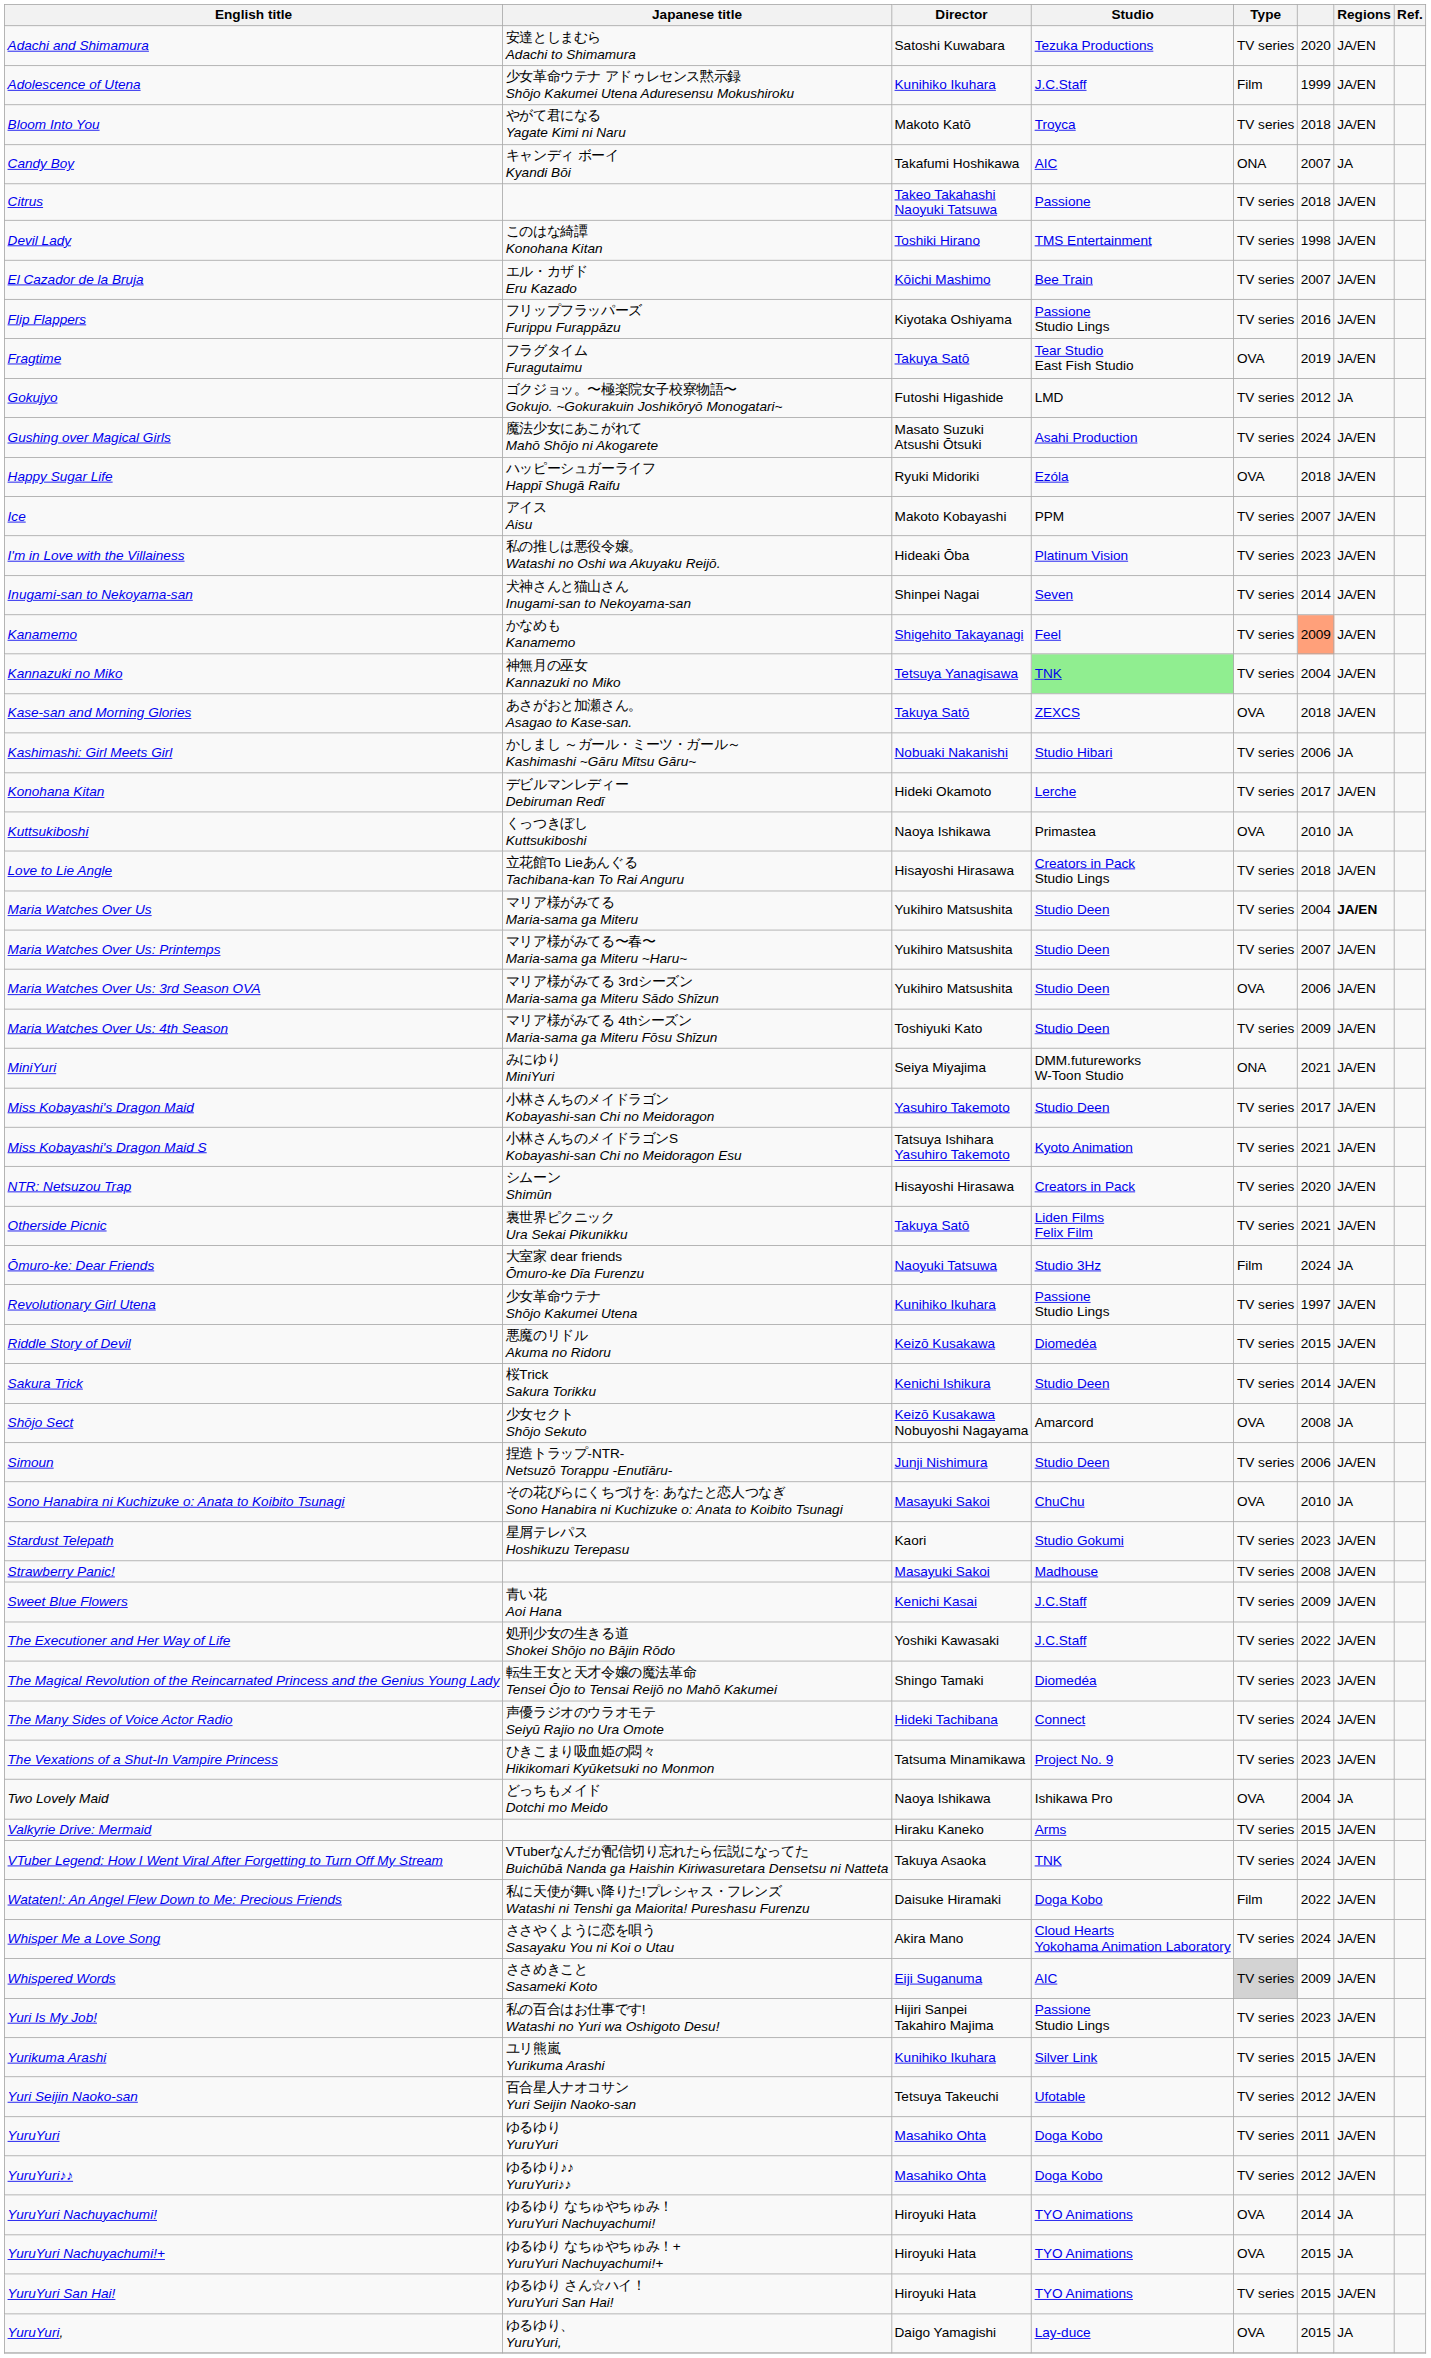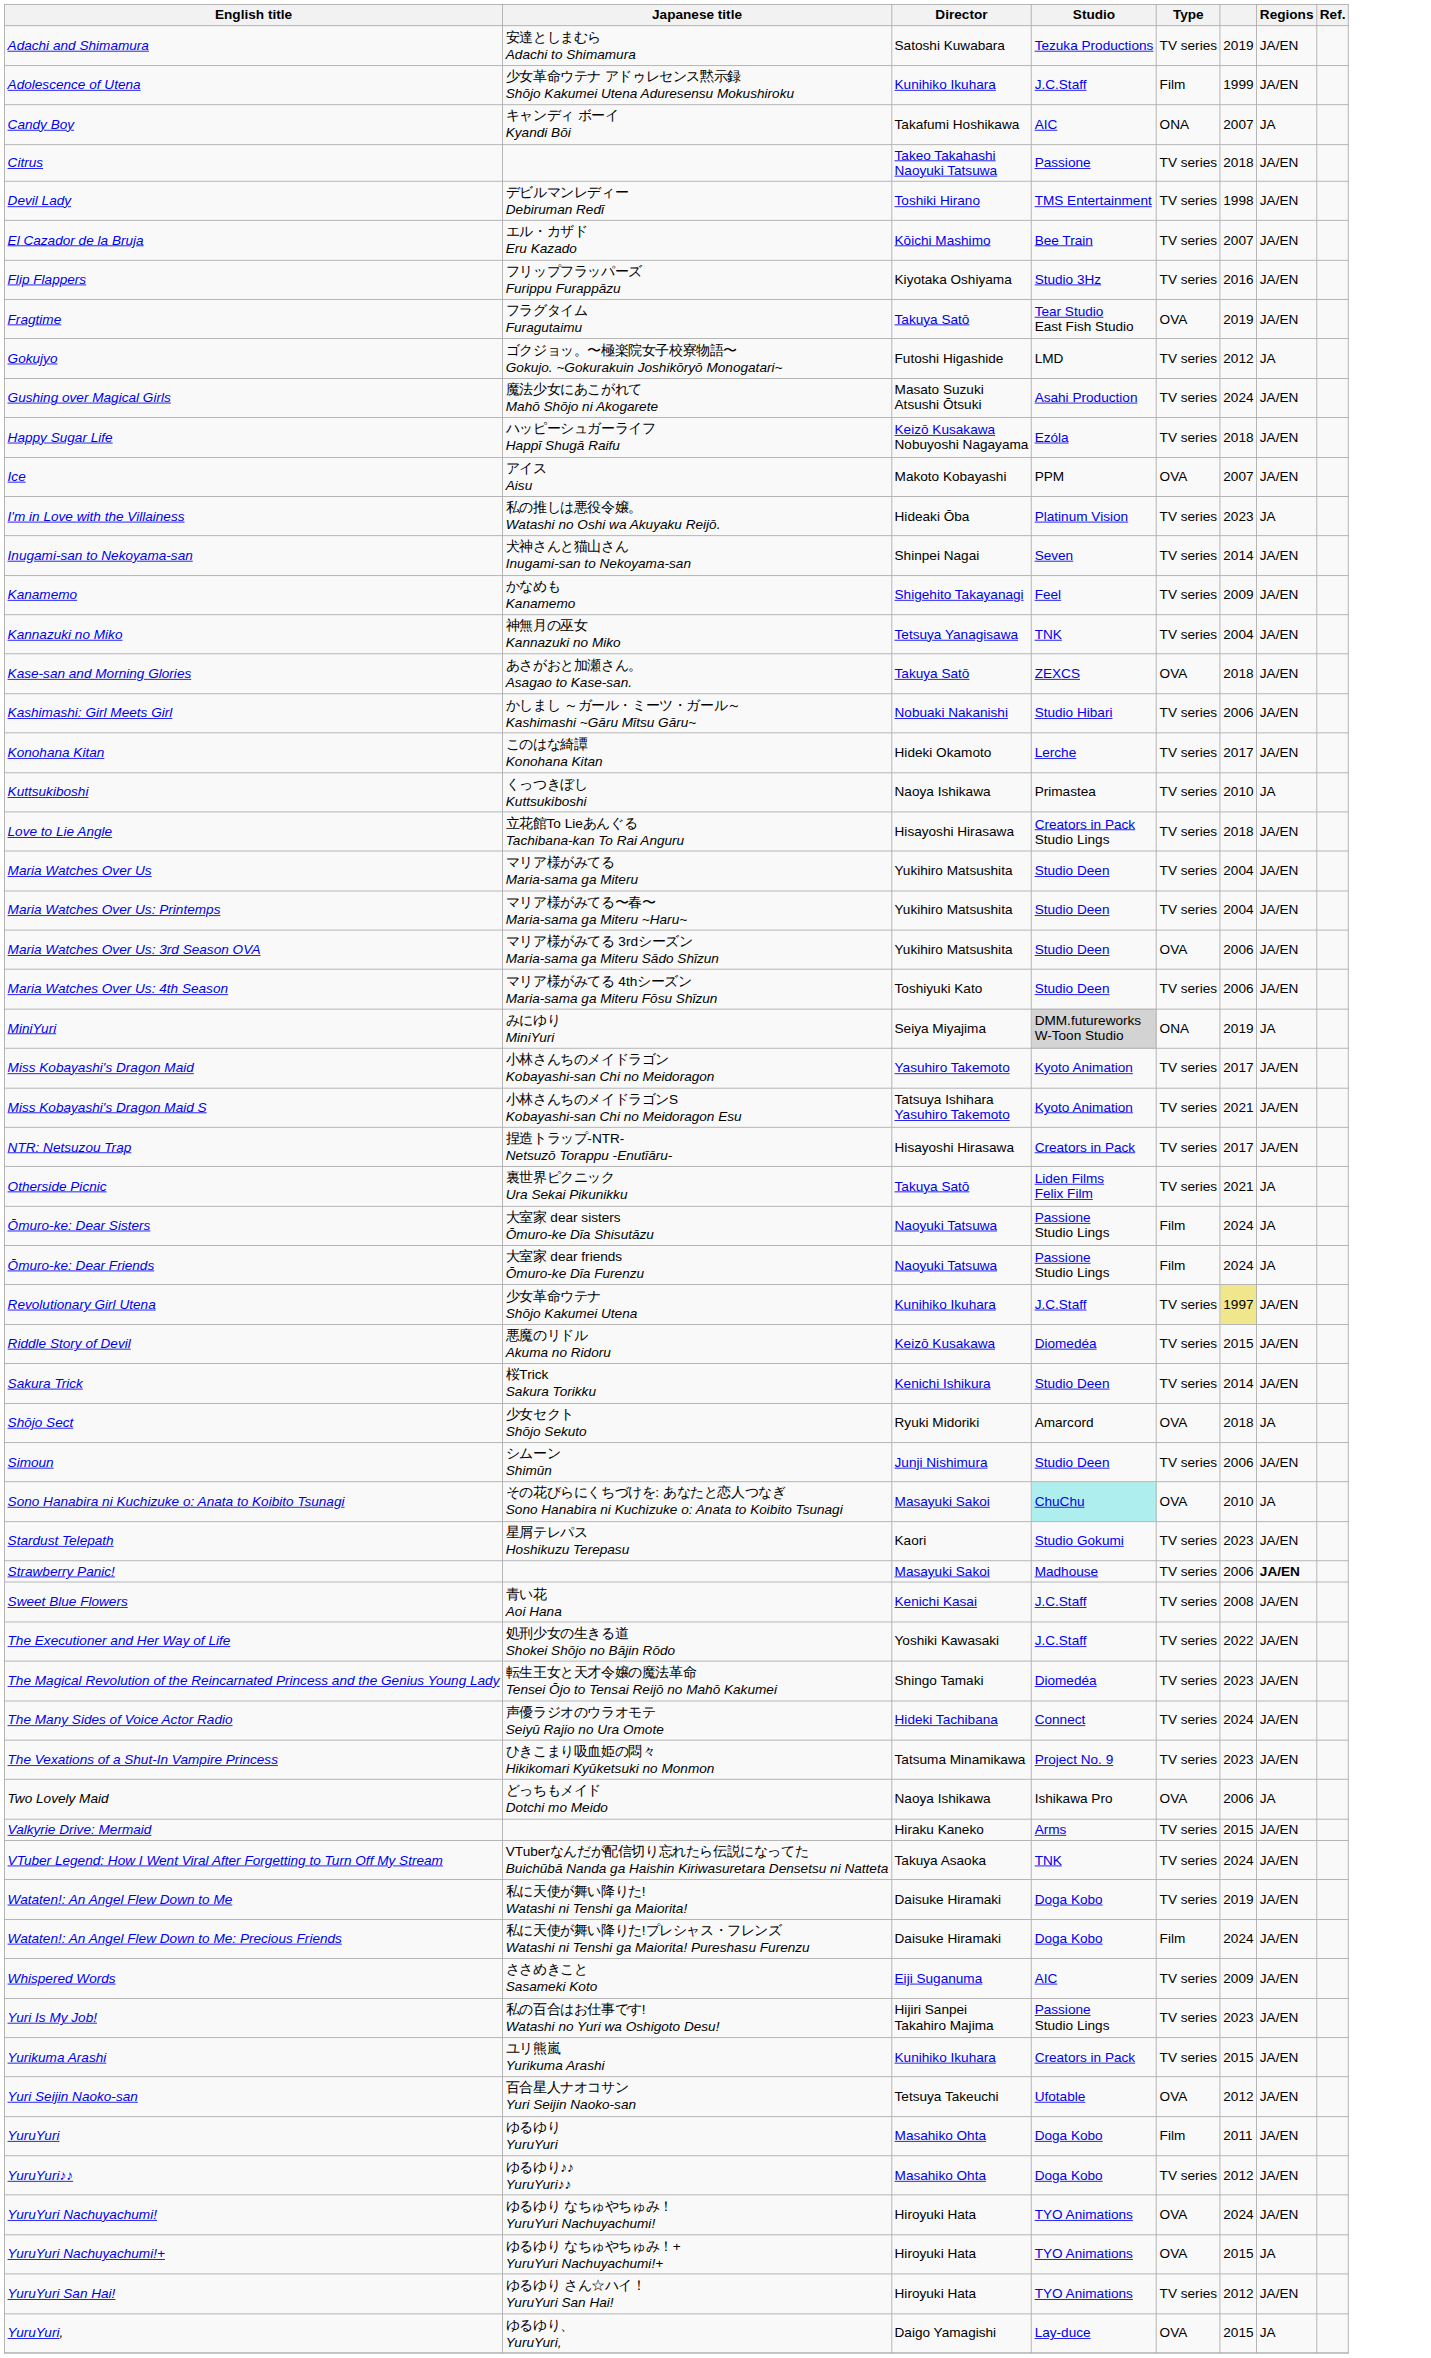(1316, 45) 2020 -> (1238, 45) 2019
- row: (54, 124)
(554, 240) このはな綺譚 Konohana Kitan -> (567, 201) デビルマンレディー Debiruman Redī
(1072, 319) Passione Studio Lings -> (1068, 279) Studio 3Hz
(937, 476) Ryuki Midoriki -> (961, 437) Keizō Kusakawa Nobuyoshi Nagayama
(1251, 476) OVA -> (1188, 437) TV series
(1266, 516) TV series -> (1173, 476) OVA
(1356, 555) JA/EN -> (1268, 516) JA
(1316, 634) lightsalmon background -> (1238, 595) no background
(1048, 673) lightgreen background -> (1048, 634) no background
(1345, 752) JA -> (1279, 713) JA/EN
(567, 792) デビルマンレディー Debiruman Redī -> (554, 753) このはな綺譚 Konohana Kitan
(1251, 831) OVA -> (1188, 792) TV series
(1357, 910) bold -> (1279, 871) normal
(1316, 949) 2007 -> (1238, 910) 2004
(1316, 1028) 2009 -> (1238, 989) 2006
(1088, 1068) no background -> (1088, 1028) lightgrey background
(1316, 1068) 2021 -> (1238, 1028) 2019
(1356, 1068) JA/EN -> (1268, 1028) JA
(1072, 1107) Studio Deen -> (1084, 1068) Kyoto Animation
(533, 1186) シムーン Shimūn -> (589, 1147) 捏造トラップ-NTR- Netsuzō Torappu -Enutīāru-
(1316, 1186) 2020 -> (1238, 1146) 2017
(1356, 1225) JA/EN -> (1268, 1186) JA
+ row: (79, 1225)
(1068, 1265) Studio 3Hz -> (1072, 1265) Passione Studio Lings
(1072, 1304) Passione Studio Lings -> (1061, 1304) J.C.Staff
(1316, 1304) no background -> (1238, 1304) khaki background
(961, 1422) Keizō Kusakawa Nobuyoshi Nagayama -> (937, 1422) Ryuki Midoriki
(1316, 1422) 2008 -> (1238, 1422) 2018
(589, 1462) 捏造トラップ-NTR- Netsuzō Torappu -Enutīāru- -> (533, 1462) シムーン Shimūn
(1060, 1501) no background -> (1060, 1501) paleturquoise background
(1316, 1571) 2008 -> (1238, 1571) 2006
(1356, 1571) normal -> (1280, 1571) bold
(1316, 1602) 2009 -> (1238, 1602) 2008
(1316, 1799) 2004 -> (1238, 1799) 2006
+ row: (120, 1899)
(1316, 1899) 2022 -> (1238, 1939) 2024
- row: (84, 1939)
(1266, 1978) lightgrey background -> (1188, 1978) no background
(1066, 2057) Silver Link -> (1085, 2057) Creators in Pack
(1266, 2096) TV series -> (1173, 2096) OVA
(1266, 2136) TV series -> (1172, 2136) Film
(1316, 2214) 2014 -> (1238, 2214) 2024
(1345, 2214) JA -> (1279, 2214) JA/EN
(1316, 2293) 2015 -> (1238, 2293) 2012
